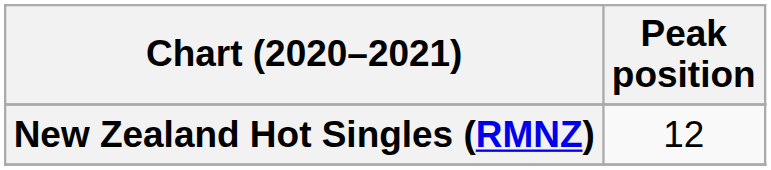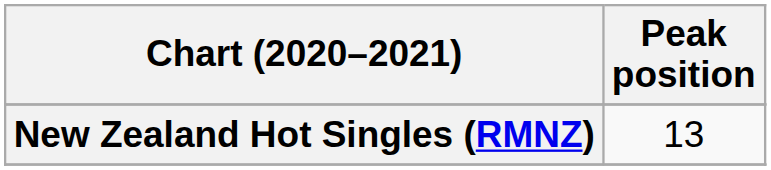(684, 134) 12 -> (684, 134) 13
